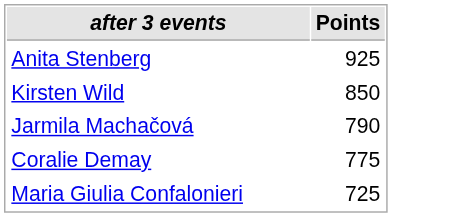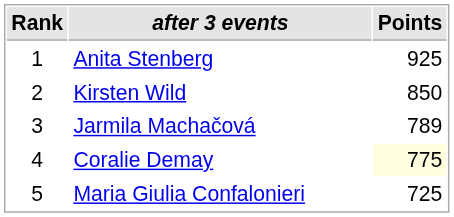+ column: (37, 23)
(363, 126) 790 -> (425, 126) 789
(363, 160) no background -> (425, 160) lightyellow background
